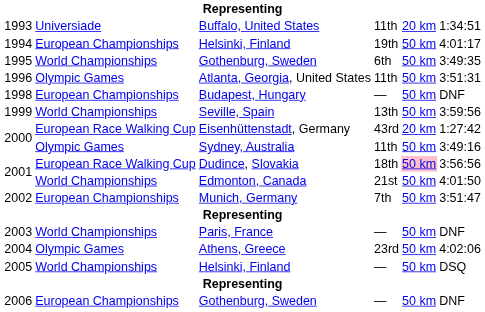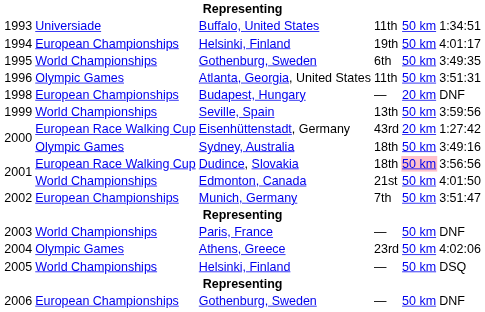(419, 26) 20 km -> (419, 26) 50 km
(419, 95) 50 km -> (419, 95) 20 km
(386, 146) 11th -> (386, 146) 18th
